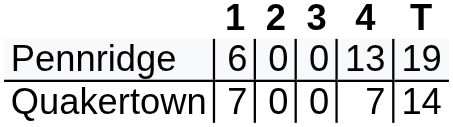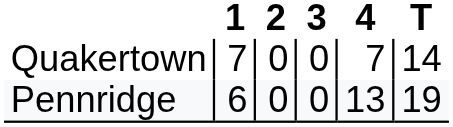rows swapped: (94, 58) <-> (109, 101)
